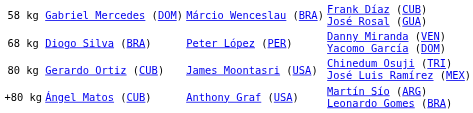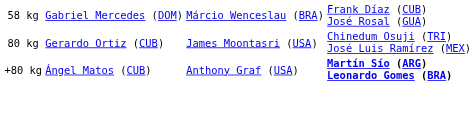- row: (23, 43)
(390, 97) normal -> (390, 70) bold
